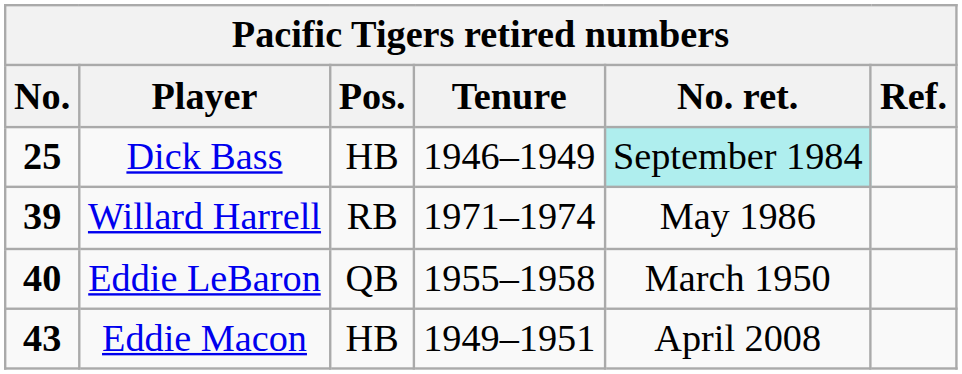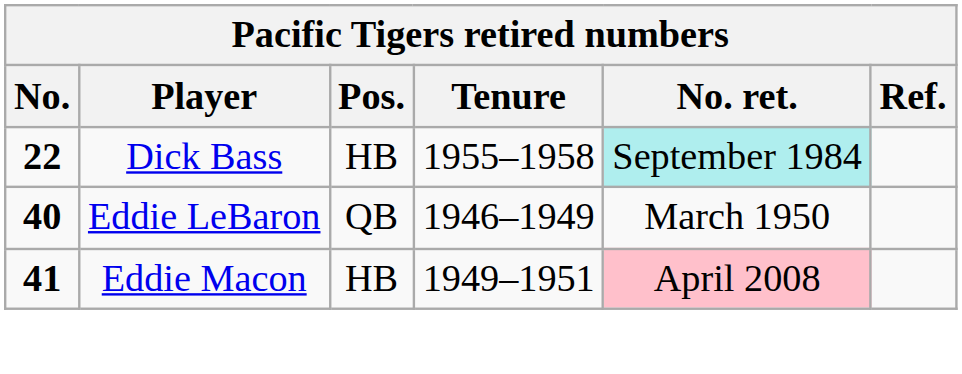(42, 156) 25 -> (42, 156) 22
(509, 156) 1946–1949 -> (509, 156) 1955–1958
- row: (204, 216)
(509, 277) 1955–1958 -> (509, 216) 1946–1949
(42, 338) 43 -> (42, 277) 41
(738, 338) no background -> (737, 277) pink background
